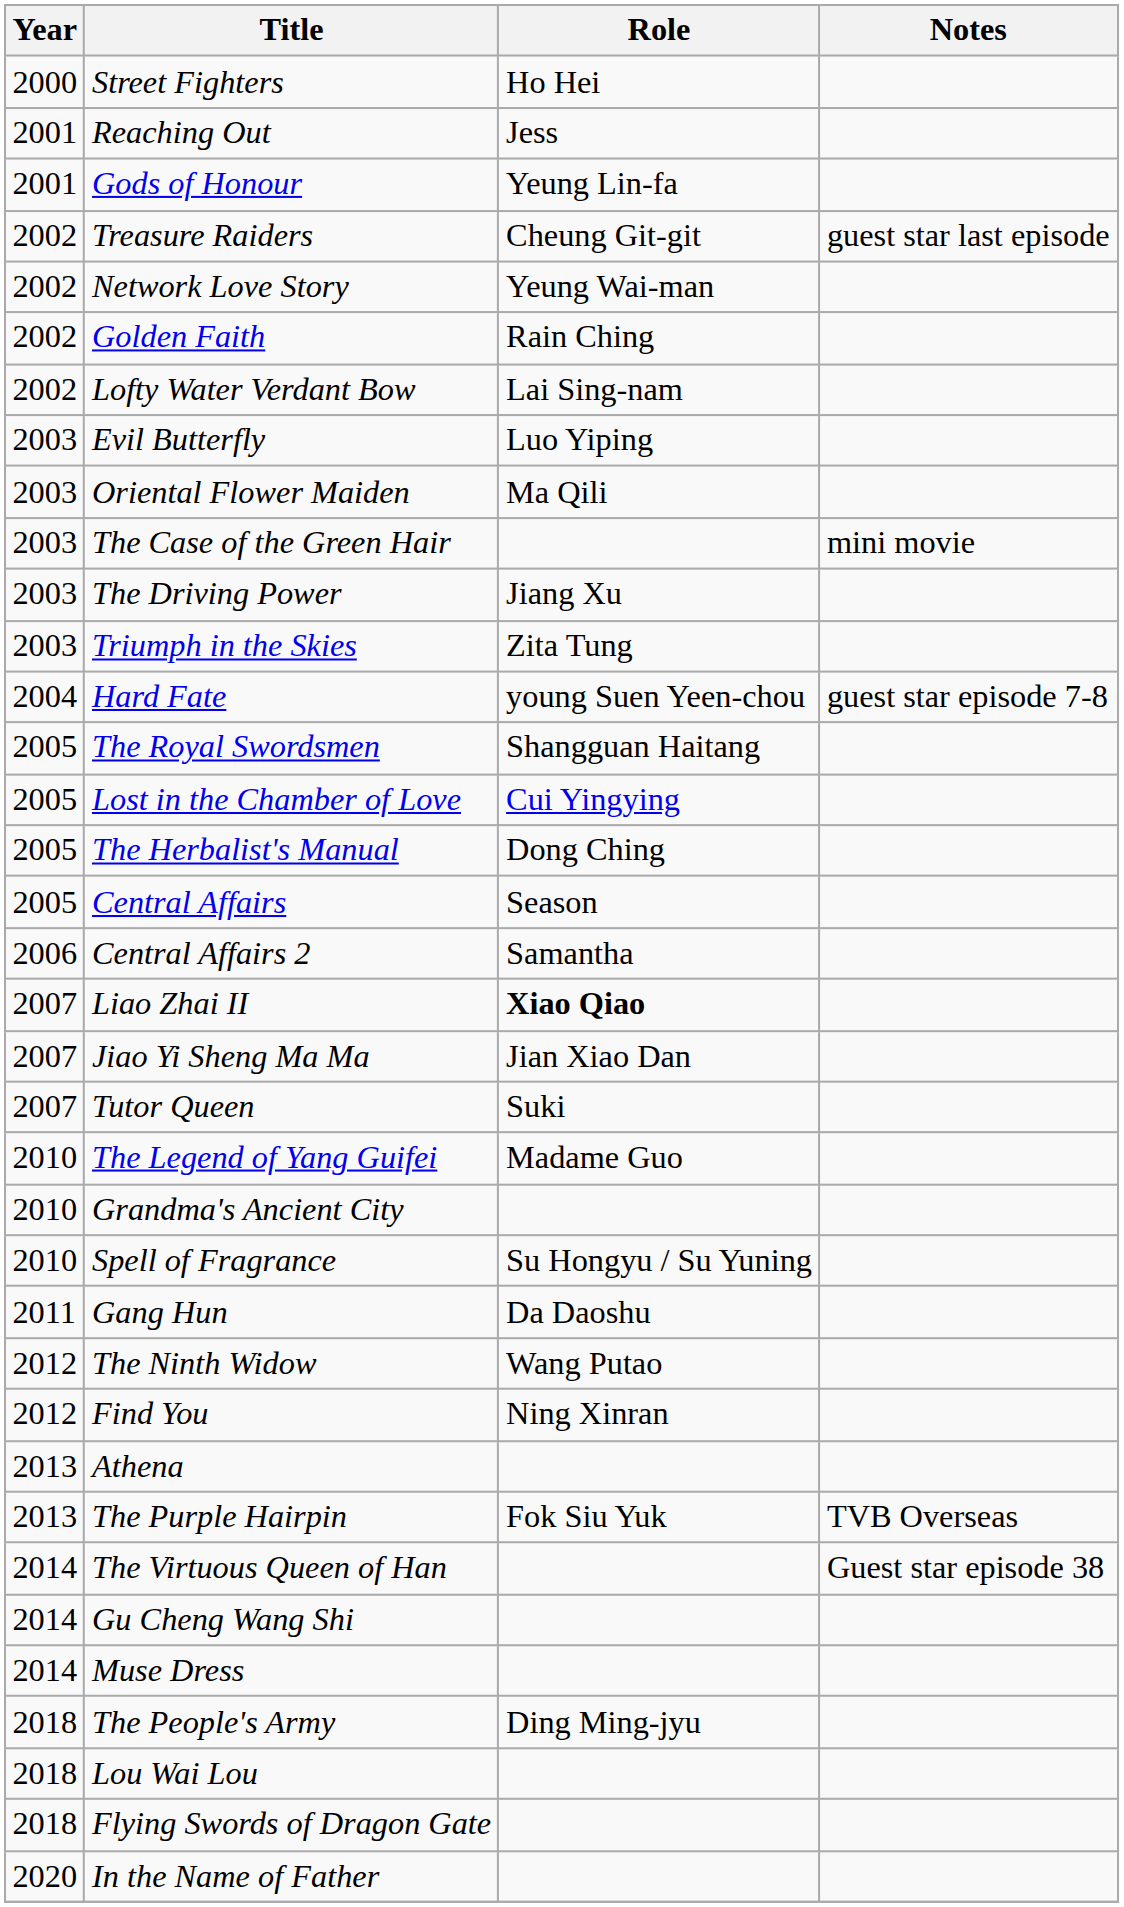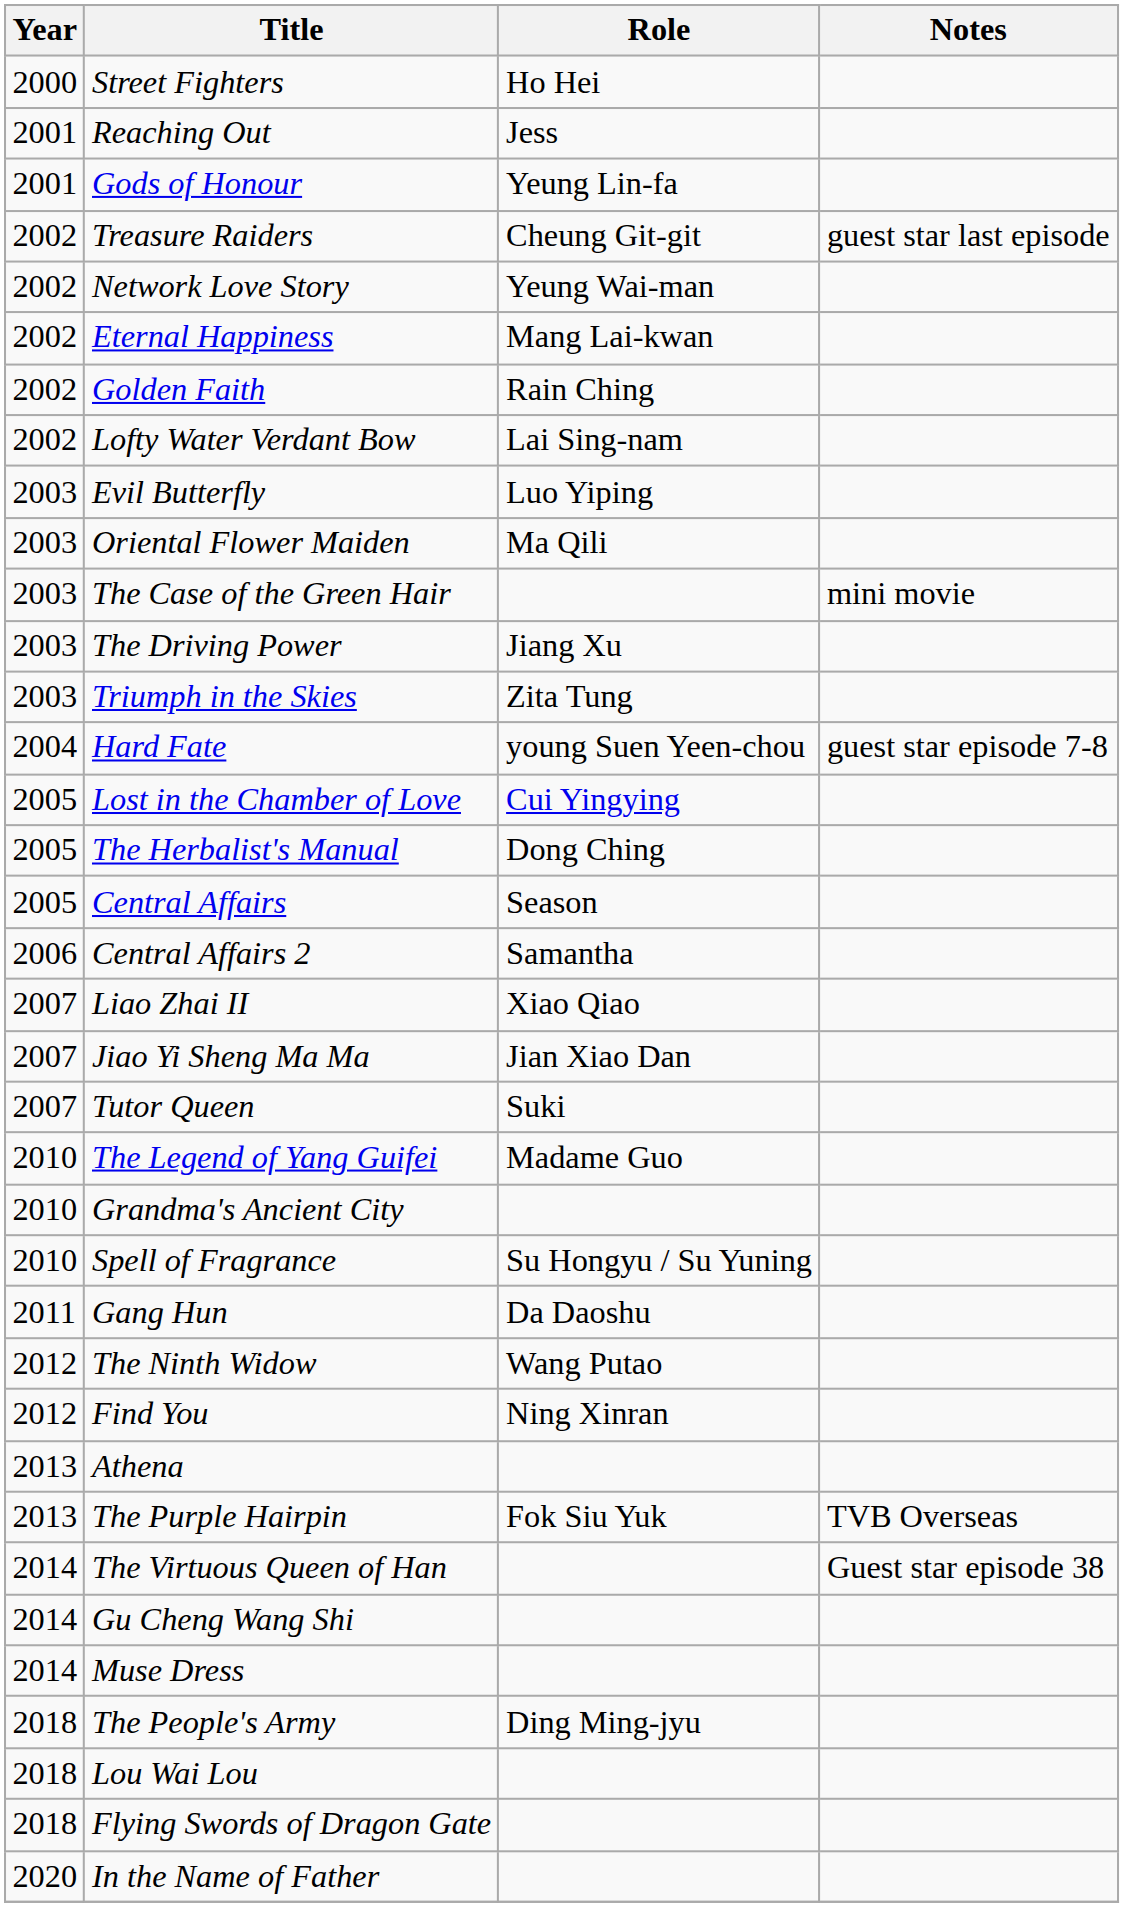+ row: (213, 337)
- row: (236, 747)
(576, 1004) bold -> (573, 1004) normal
